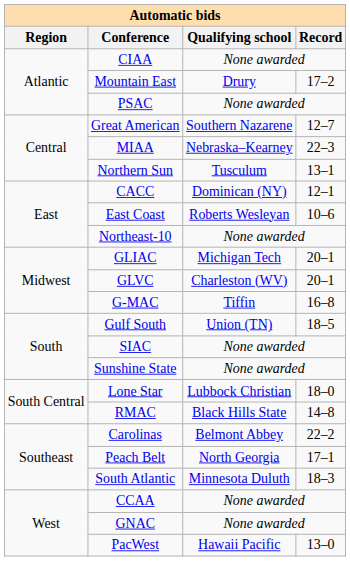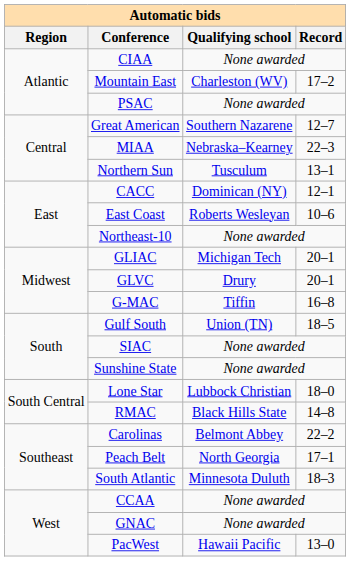(239, 81) Drury -> (239, 81) Charleston (WV)
(239, 280) Charleston (WV) -> (239, 280) Drury
